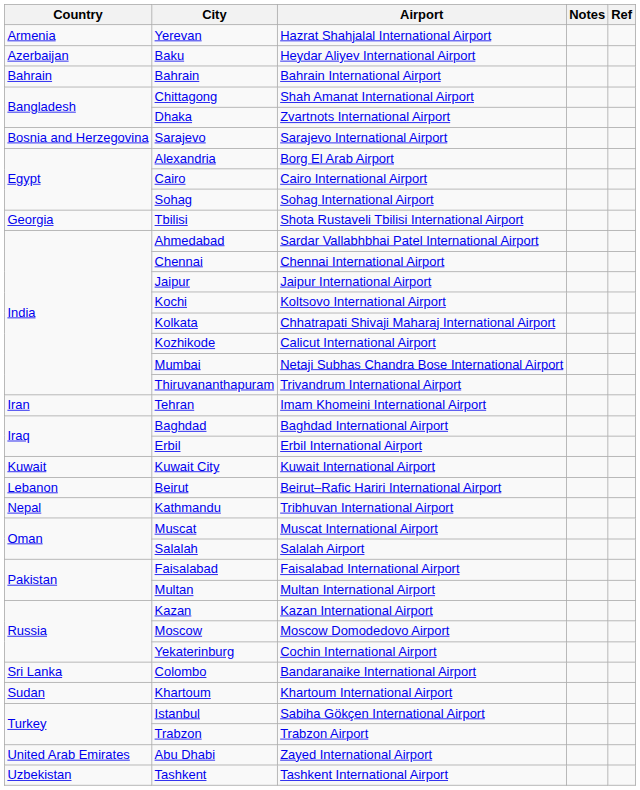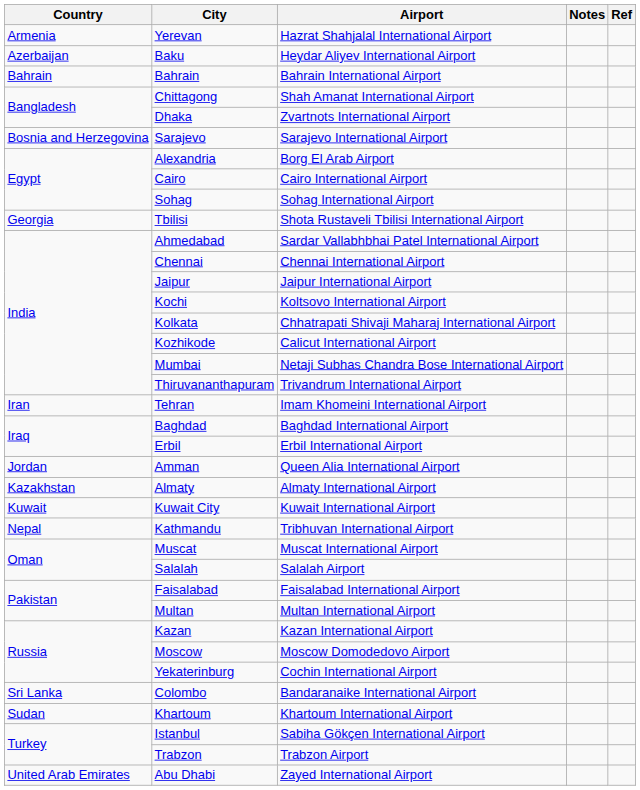+ row: (177, 466)
+ row: (174, 487)
- row: (172, 487)
- row: (181, 775)
